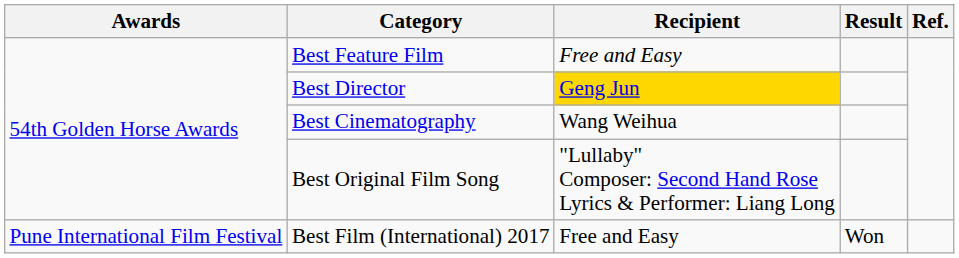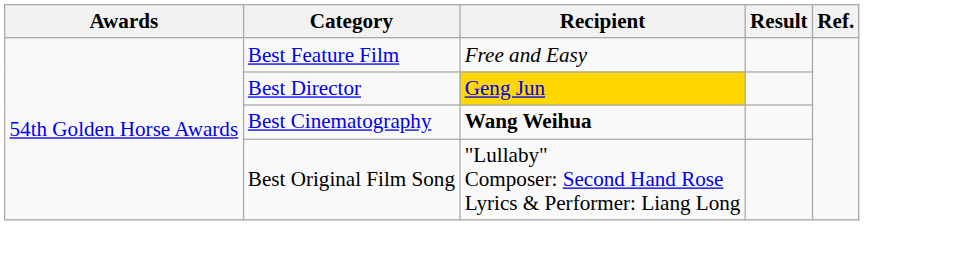(618, 121) normal -> (528, 121) bold
- row: (421, 236)
